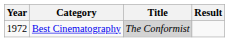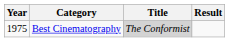(17, 28) 1972 -> (17, 28) 1975
